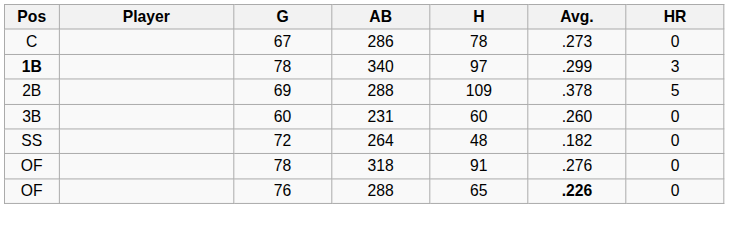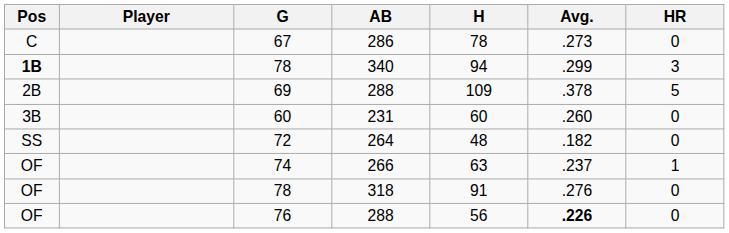(479, 66) 97 -> (479, 66) 94
+ row: (283, 166)
(479, 191) 65 -> (479, 215) 56
